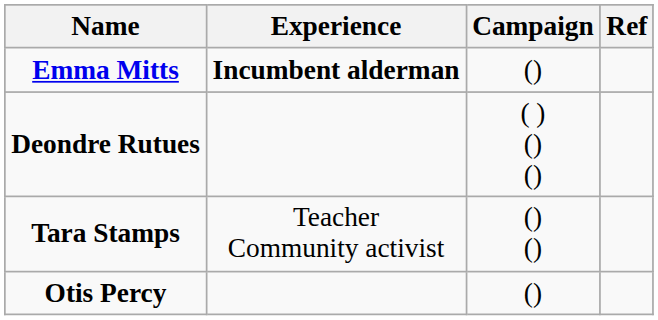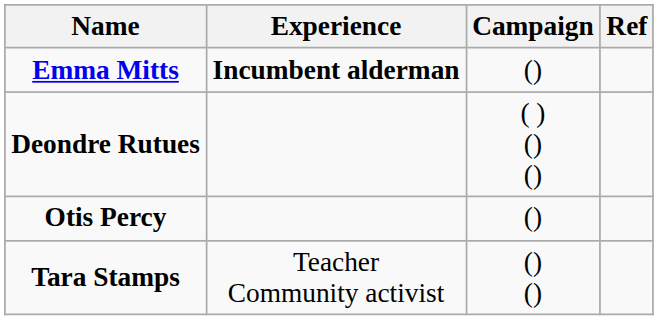rows swapped: (106, 233) <-> (106, 292)
